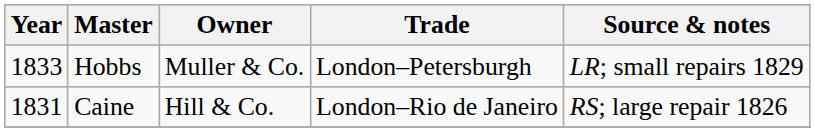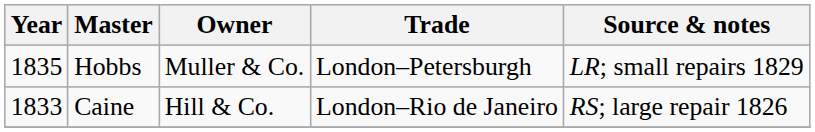(37, 65) 1833 -> (37, 65) 1835
(37, 106) 1831 -> (37, 106) 1833
